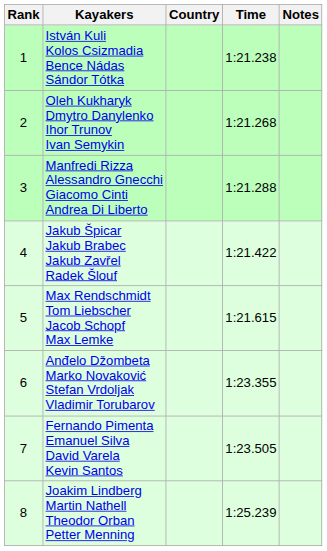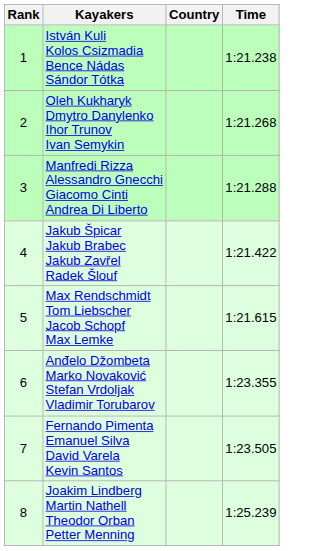- column: (301, 14)
